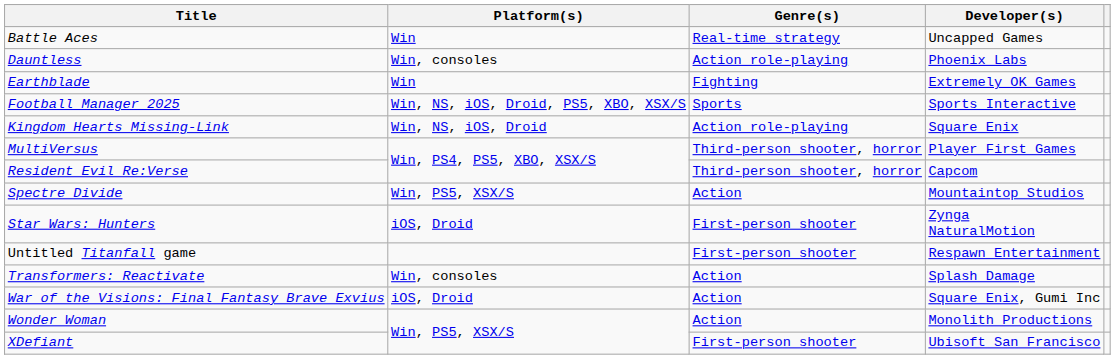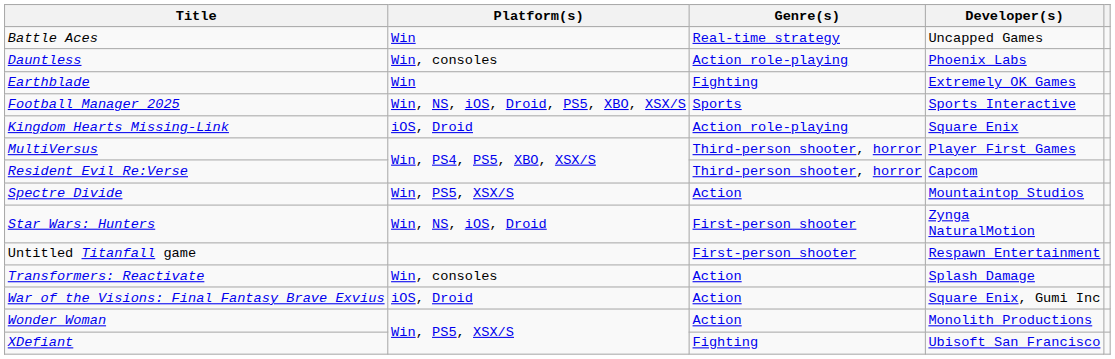(469, 127) Win, NS, iOS, Droid -> (432, 127) iOS, Droid
(432, 224) iOS, Droid -> (469, 224) Win, NS, iOS, Droid
(774, 343) First-person shooter -> (725, 343) Fighting
